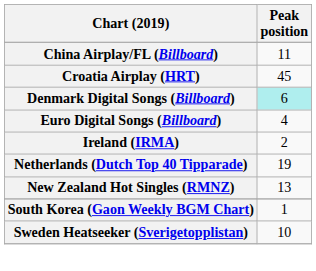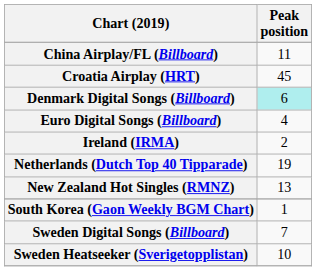+ row: (131, 232)
